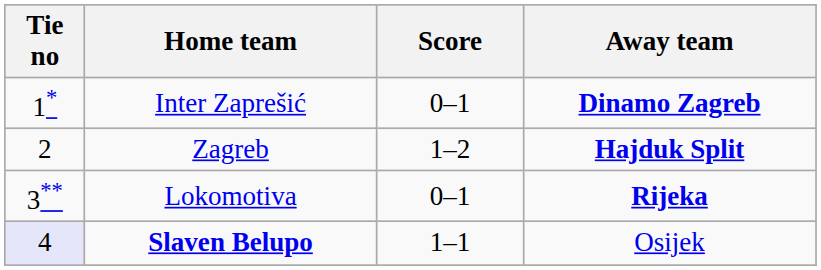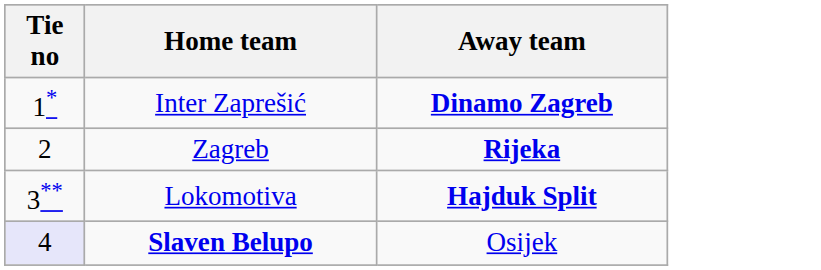- column: (450, 41)
(670, 149) Hajduk Split -> (522, 149) Rijeka
(670, 195) Rijeka -> (522, 195) Hajduk Split
